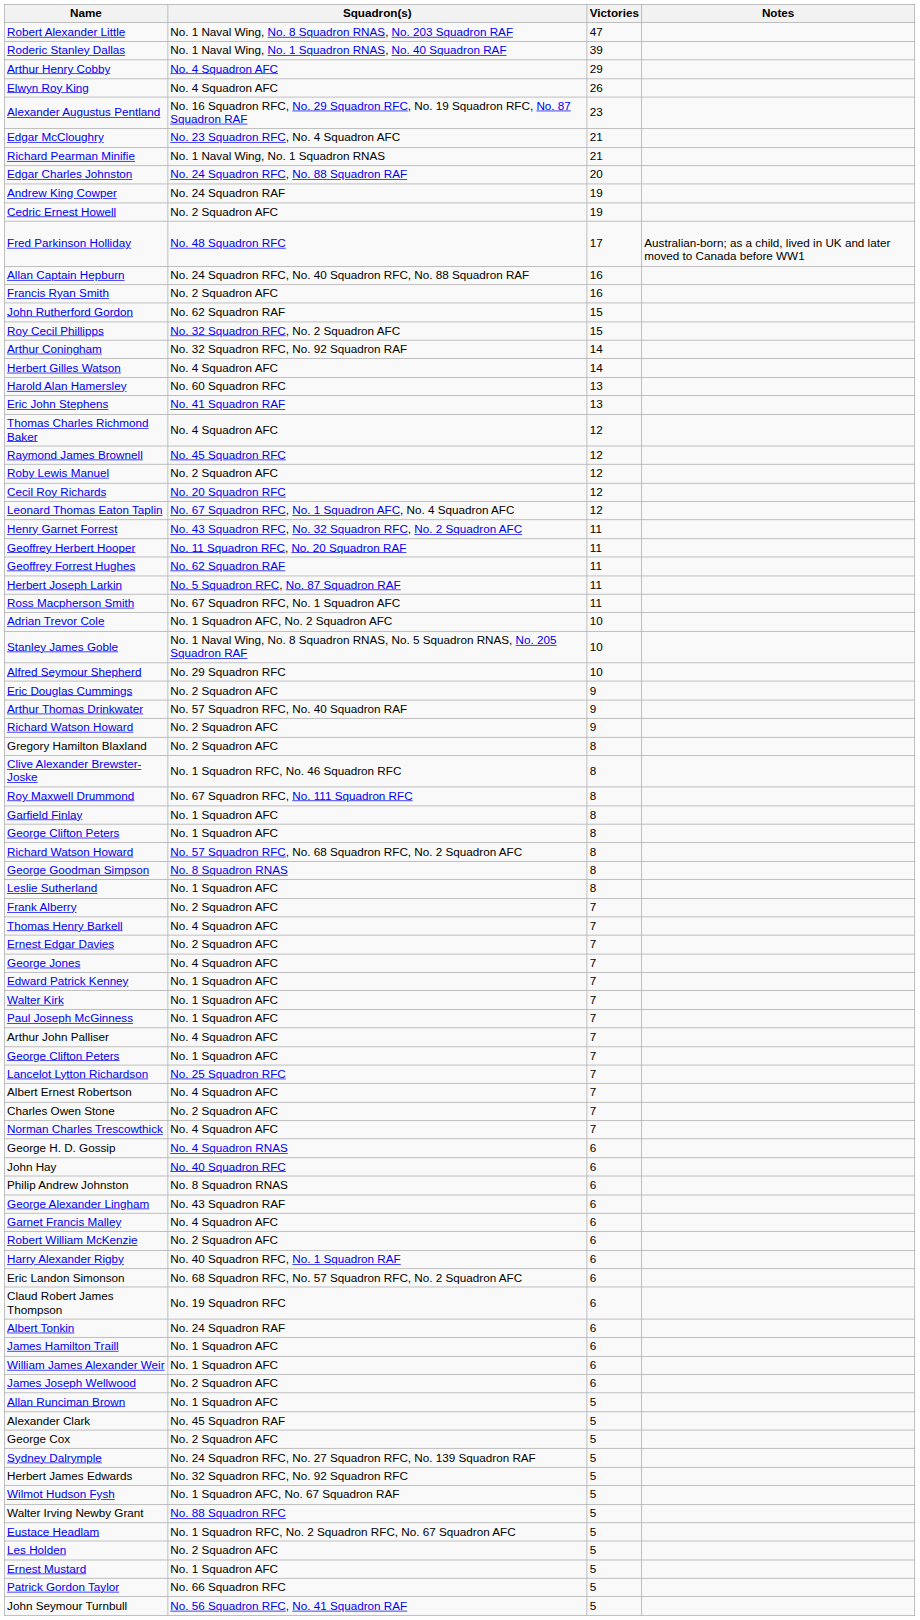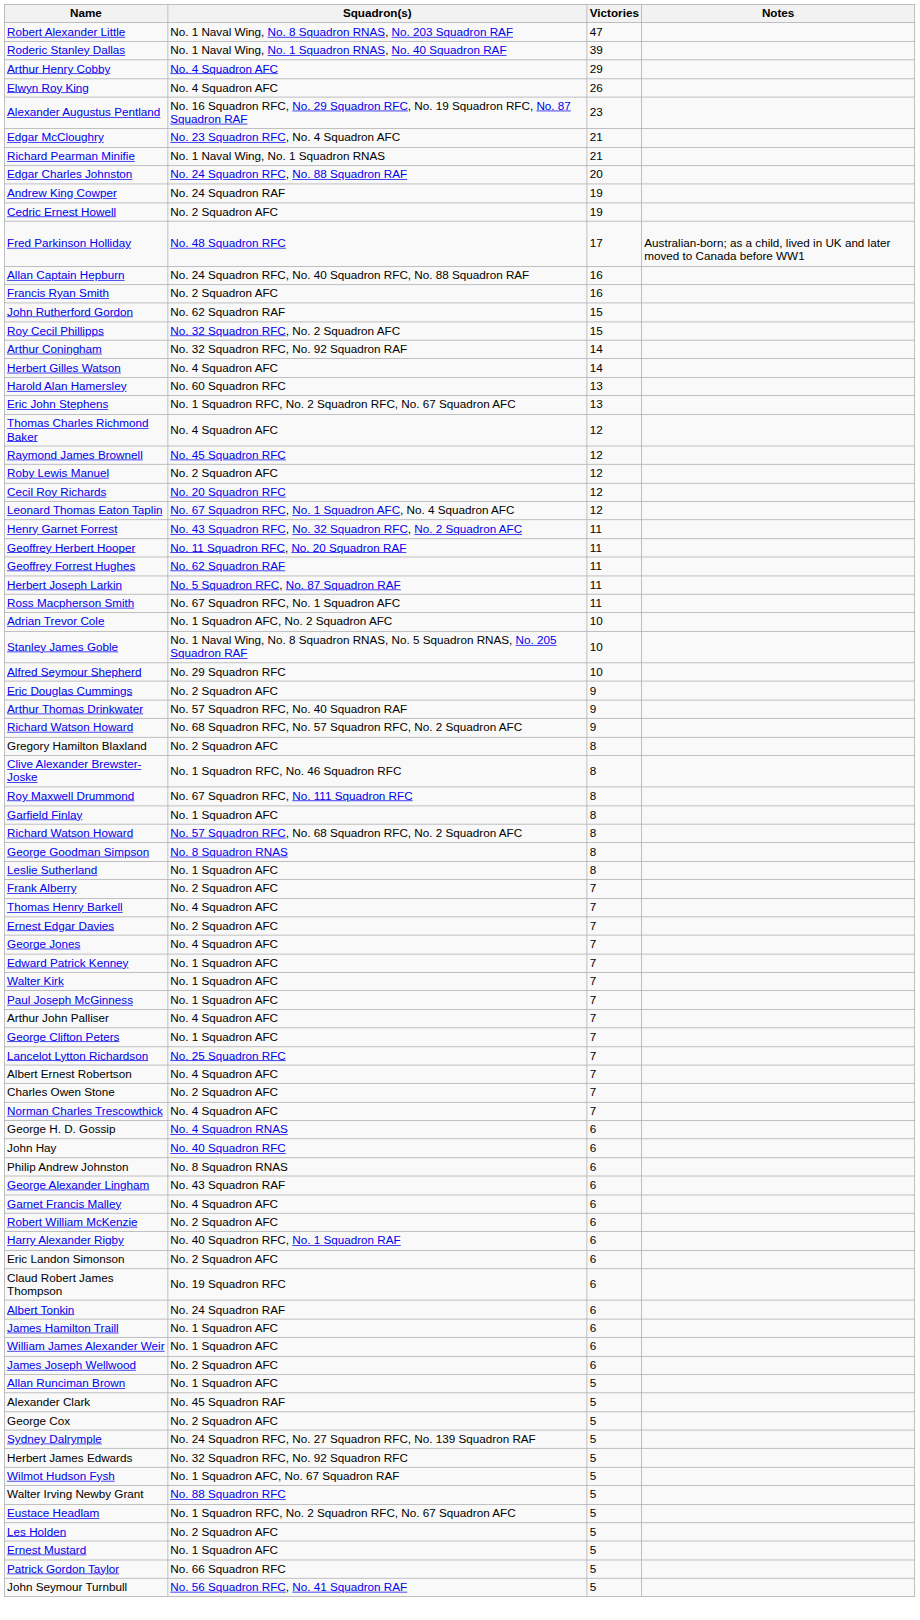(228, 405) No. 41 Squadron RAF -> (343, 405) No. 1 Squadron RFC, No. 2 Squadron RFC, No. 67 Squadron AFC
(224, 727) No. 2 Squadron AFC -> (346, 727) No. 68 Squadron RFC, No. 57 Squadron RFC, No. 2 Squadron AFC
- row: (63, 833)
(346, 1278) No. 68 Squadron RFC, No. 57 Squadron RFC, No. 2 Squadron AFC -> (224, 1259) No. 2 Squadron AFC
